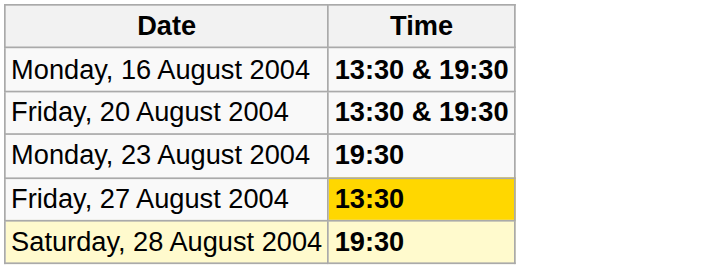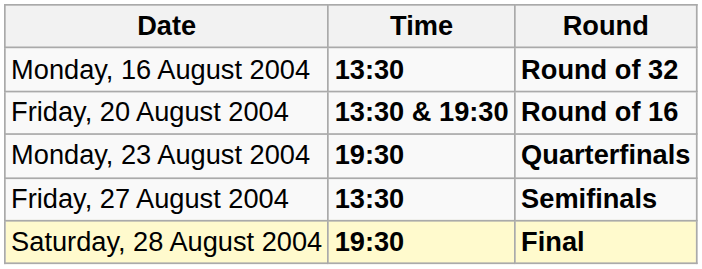+ column: (606, 26)
(422, 69) 13:30 & 19:30 -> (369, 69) 13:30
(369, 198) gold background -> (369, 198) no background
